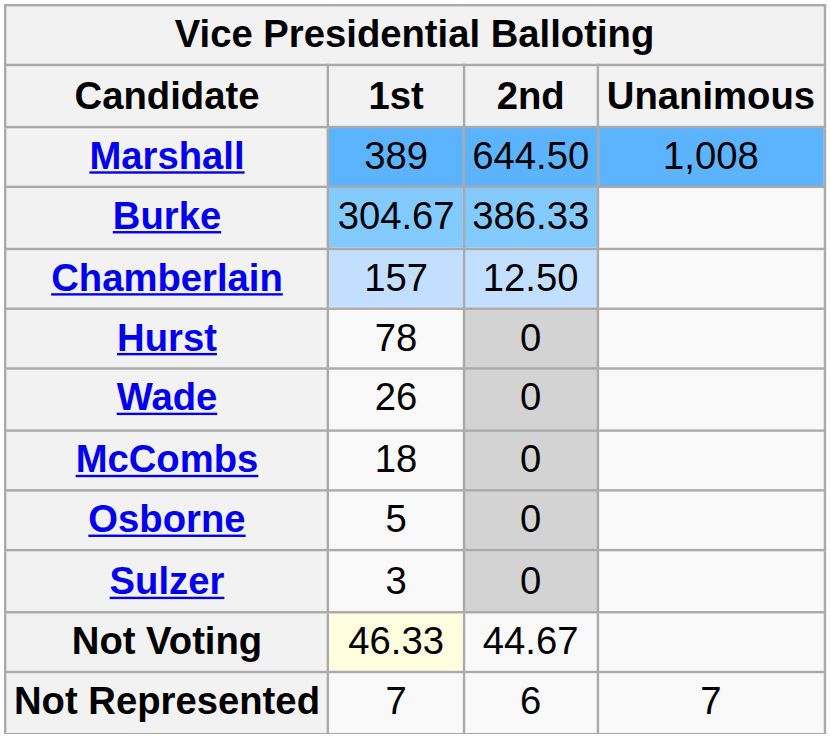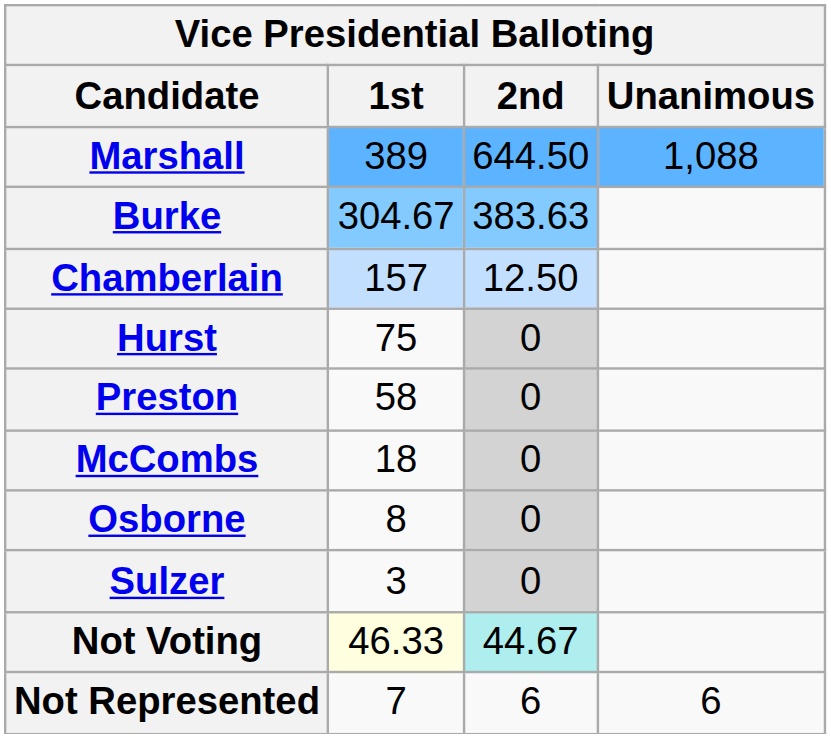(711, 156) 1,008 -> (711, 156) 1,088
(531, 216) 386.33 -> (531, 216) 383.63
(396, 338) 78 -> (396, 338) 75
+ row: (167, 398)
- row: (167, 398)
(396, 519) 5 -> (396, 519) 8
(531, 641) no background -> (531, 641) paleturquoise background
(711, 701) 7 -> (711, 701) 6
